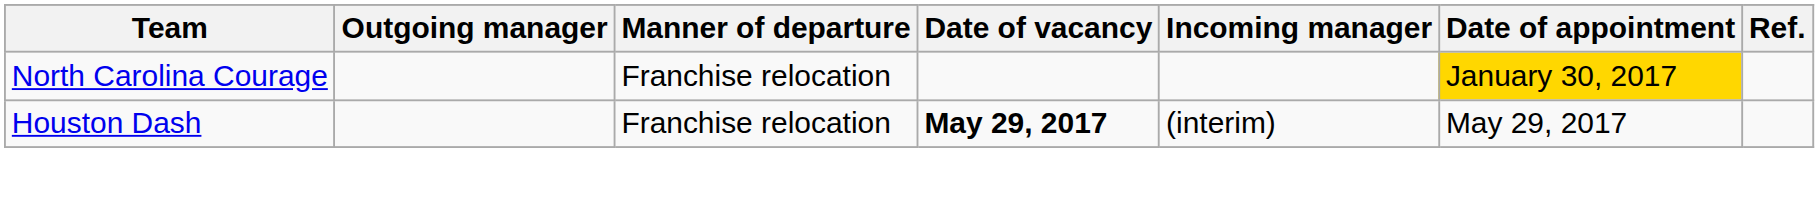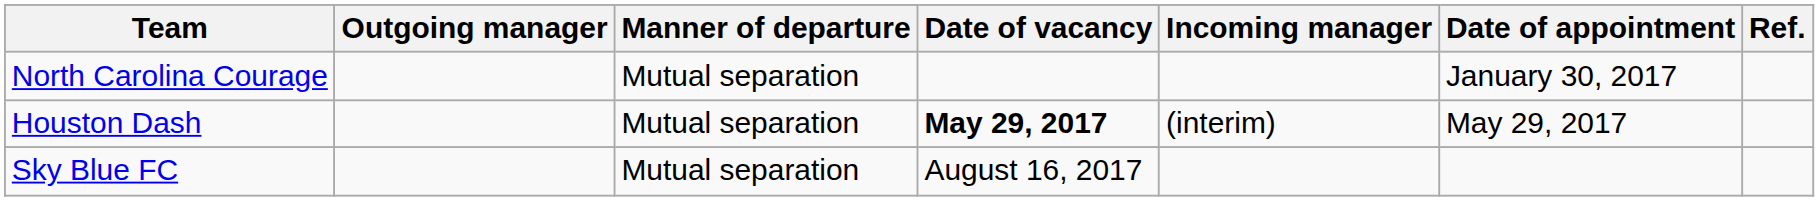(756, 75) Franchise relocation -> (740, 75) Mutual separation
(1562, 75) gold background -> (1562, 75) no background
(756, 123) Franchise relocation -> (740, 123) Mutual separation
+ row: (95, 170)
